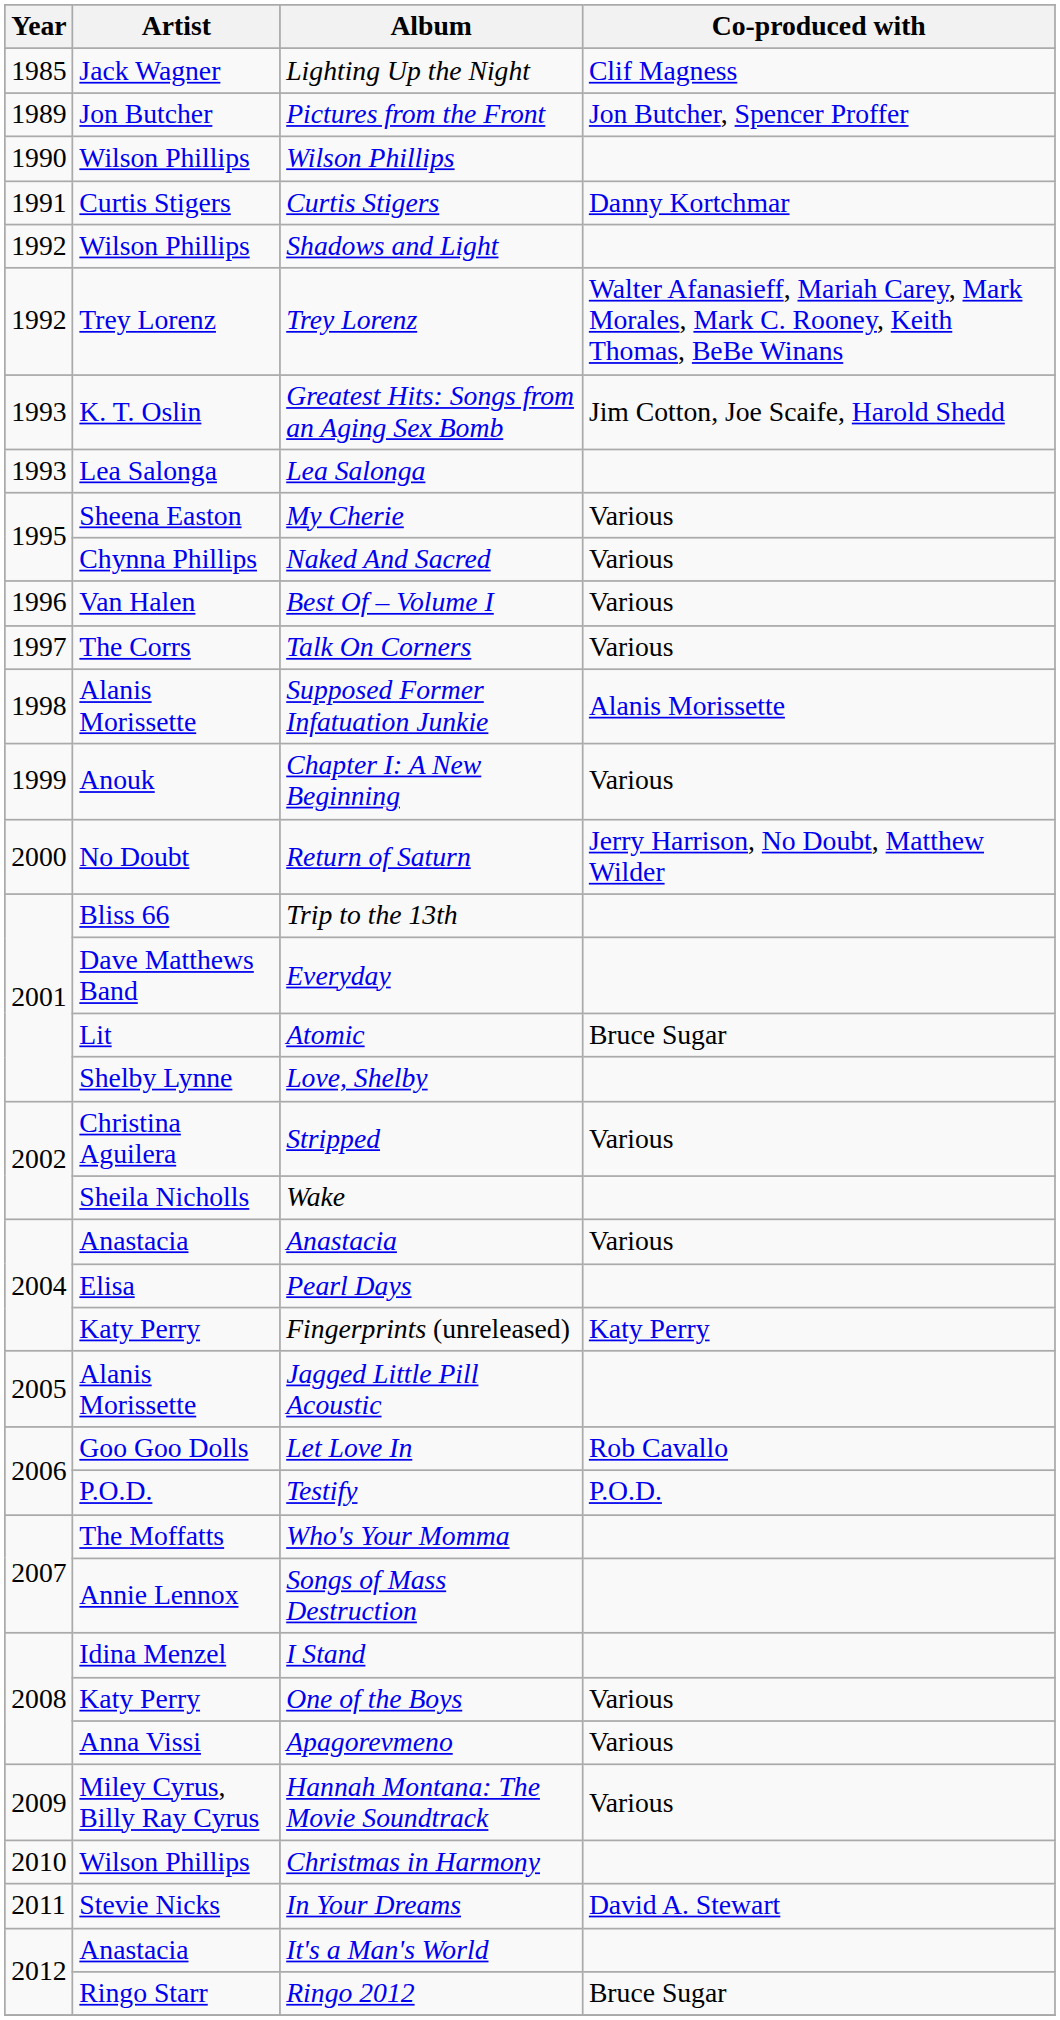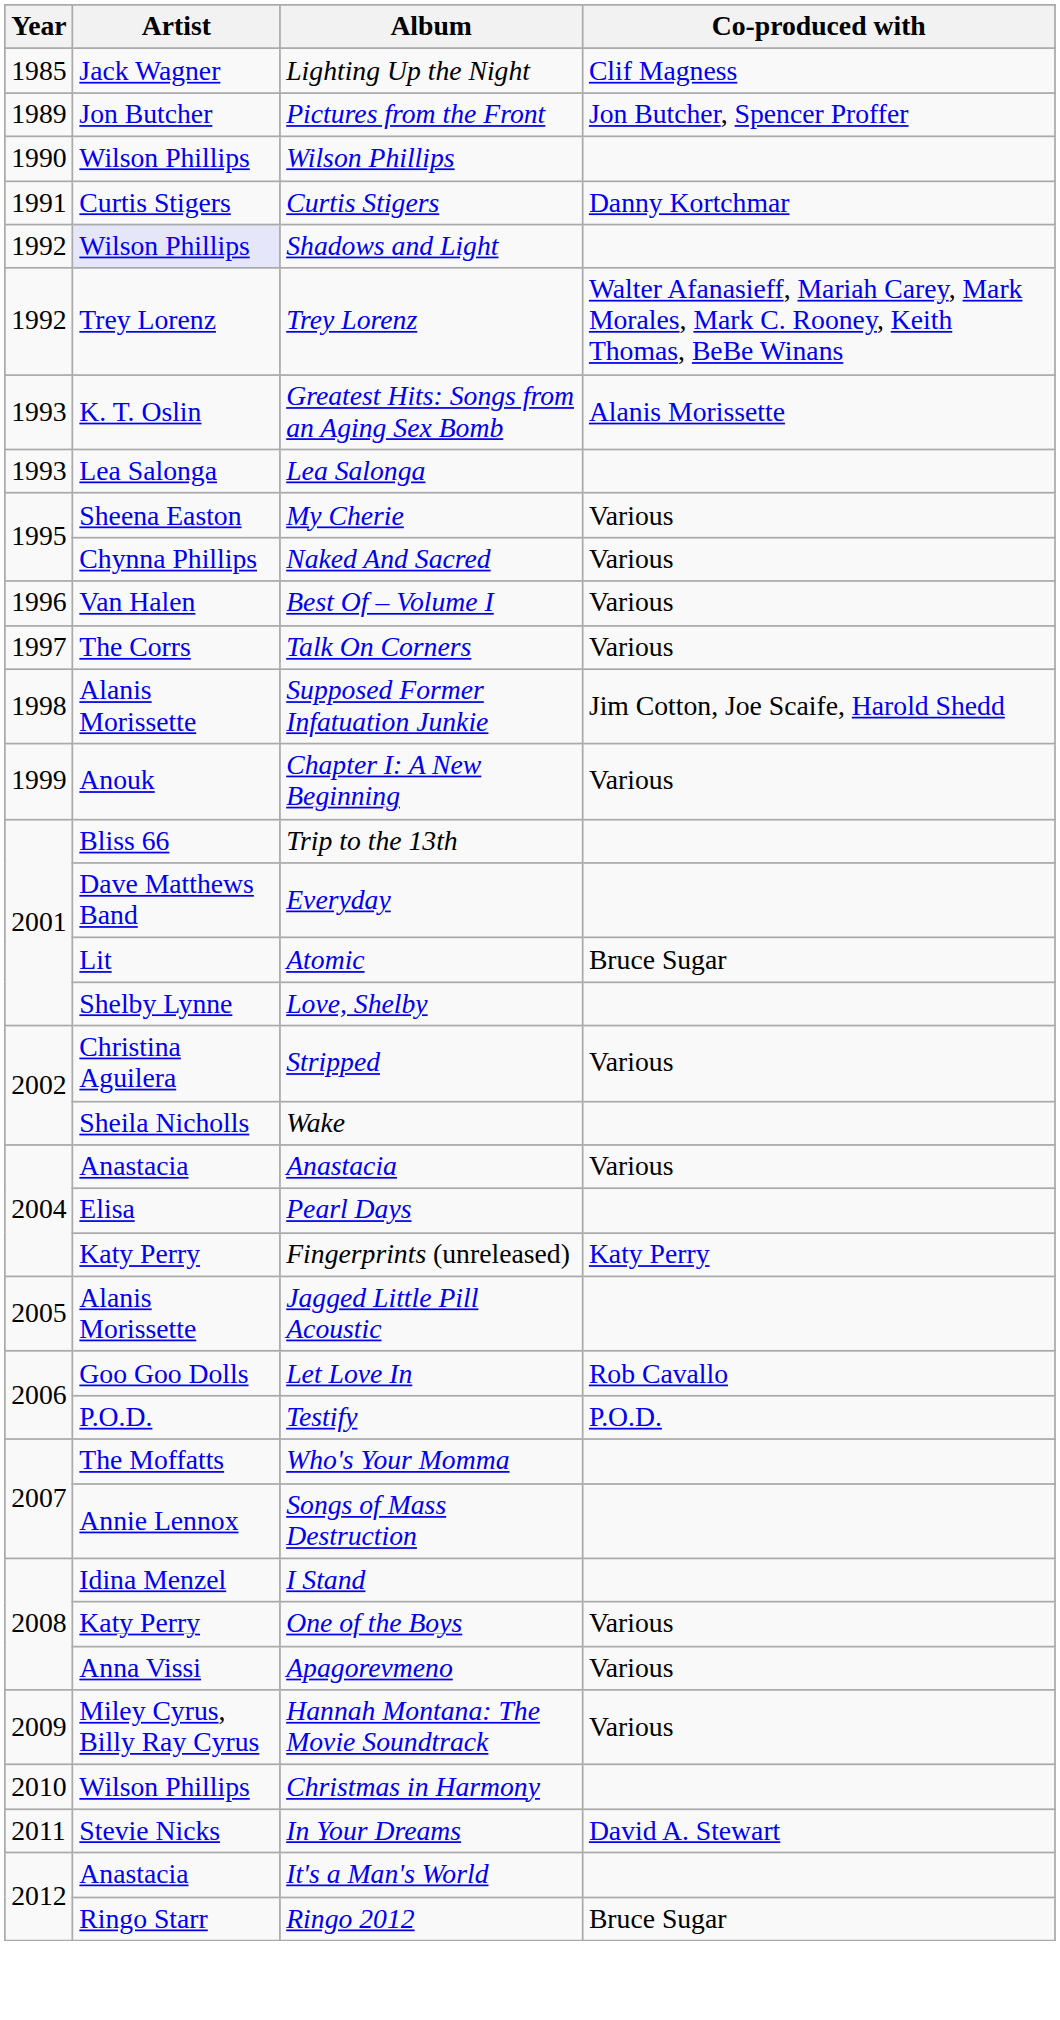(165, 245) no background -> (165, 245) lavender background
(797, 411) Jim Cotton, Joe Scaife, Harold Shedd -> (687, 411) Alanis Morissette
(687, 706) Alanis Morissette -> (797, 706) Jim Cotton, Joe Scaife, Harold Shedd
- row: (378, 856)
